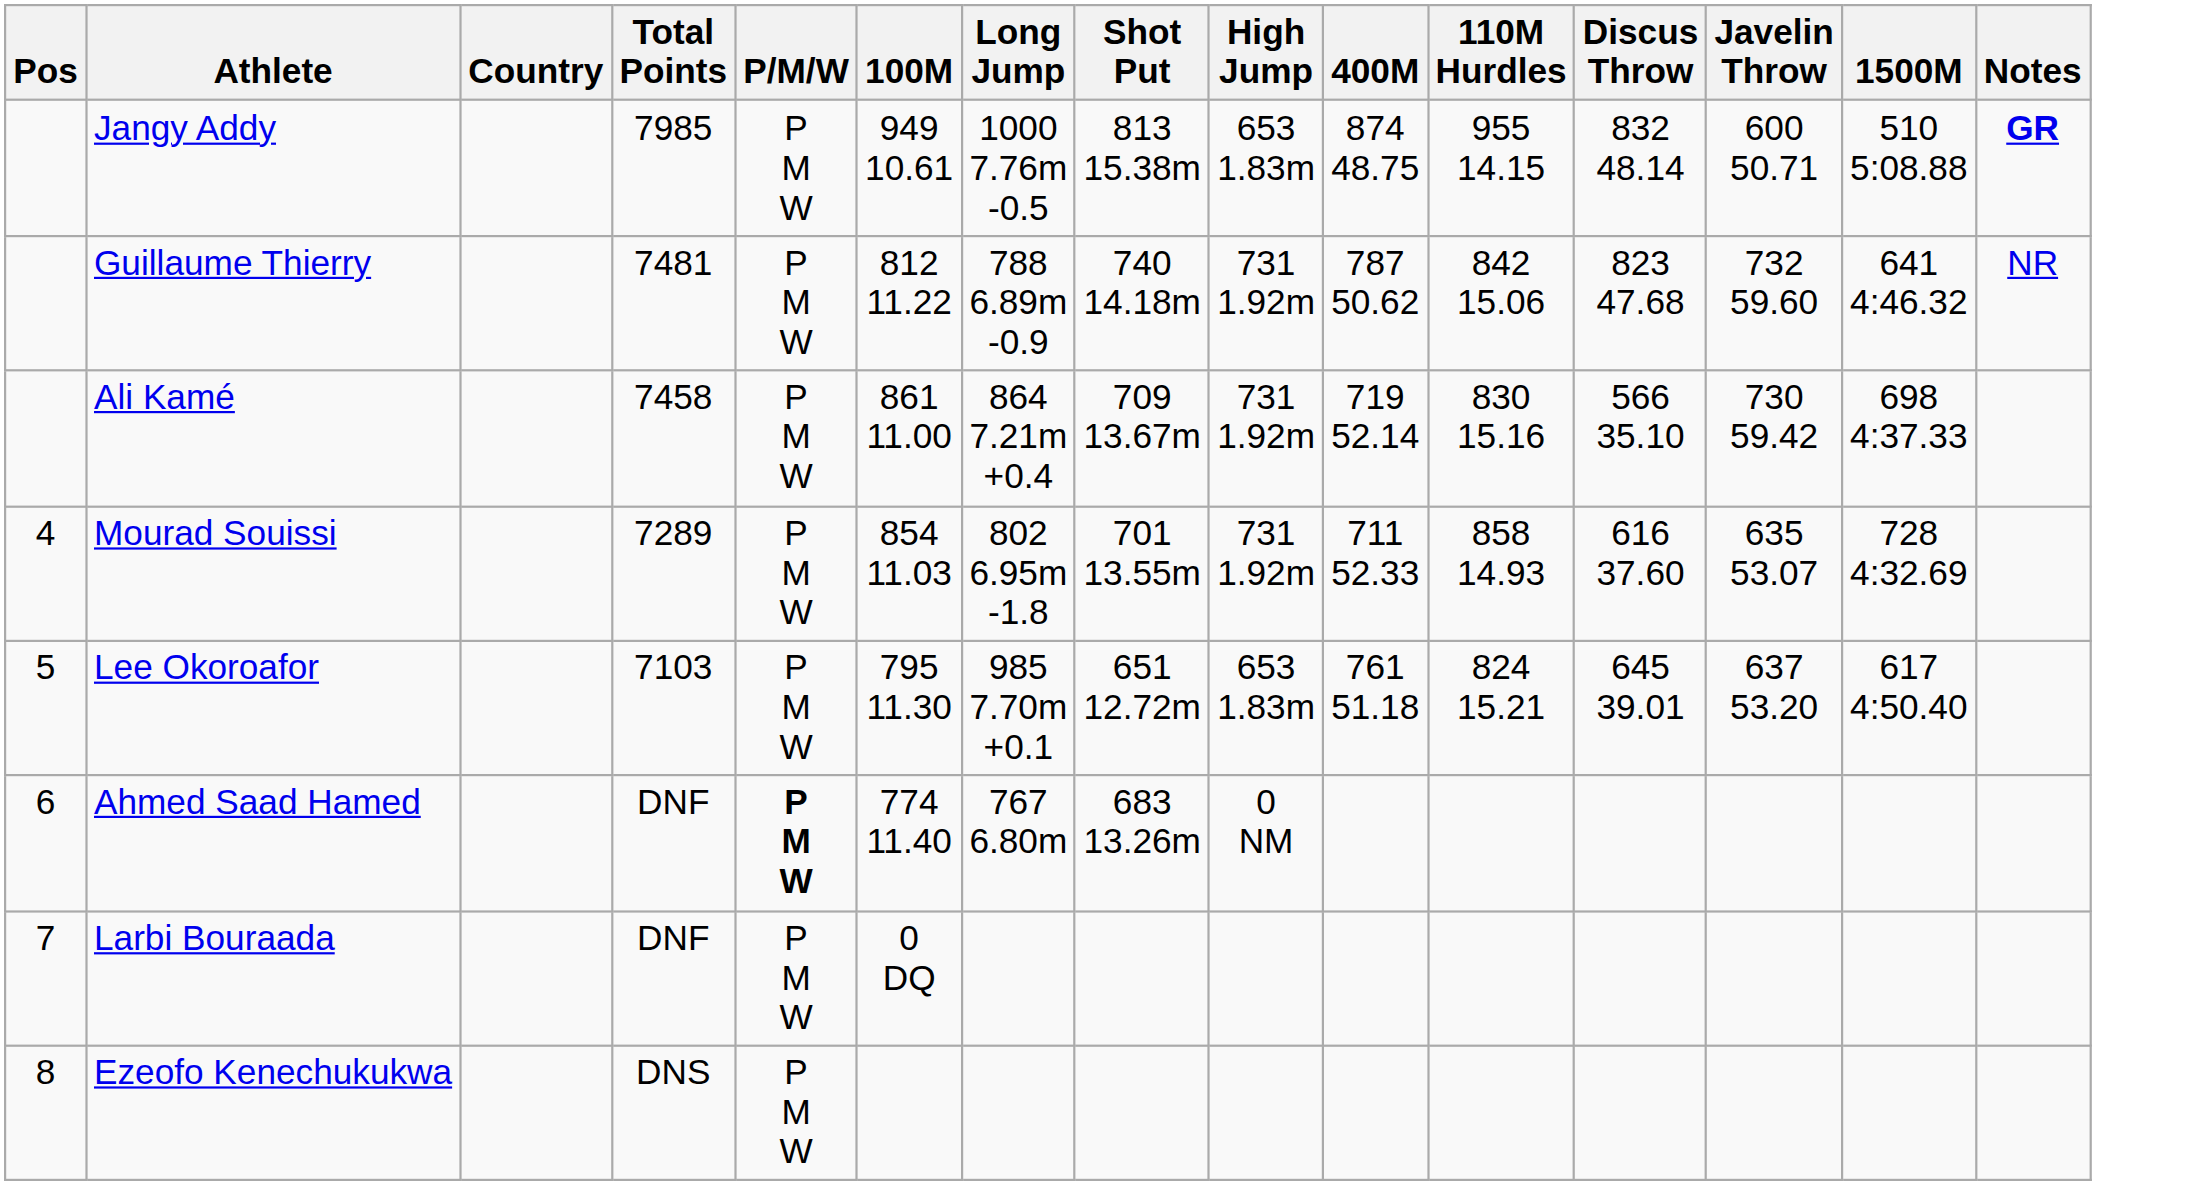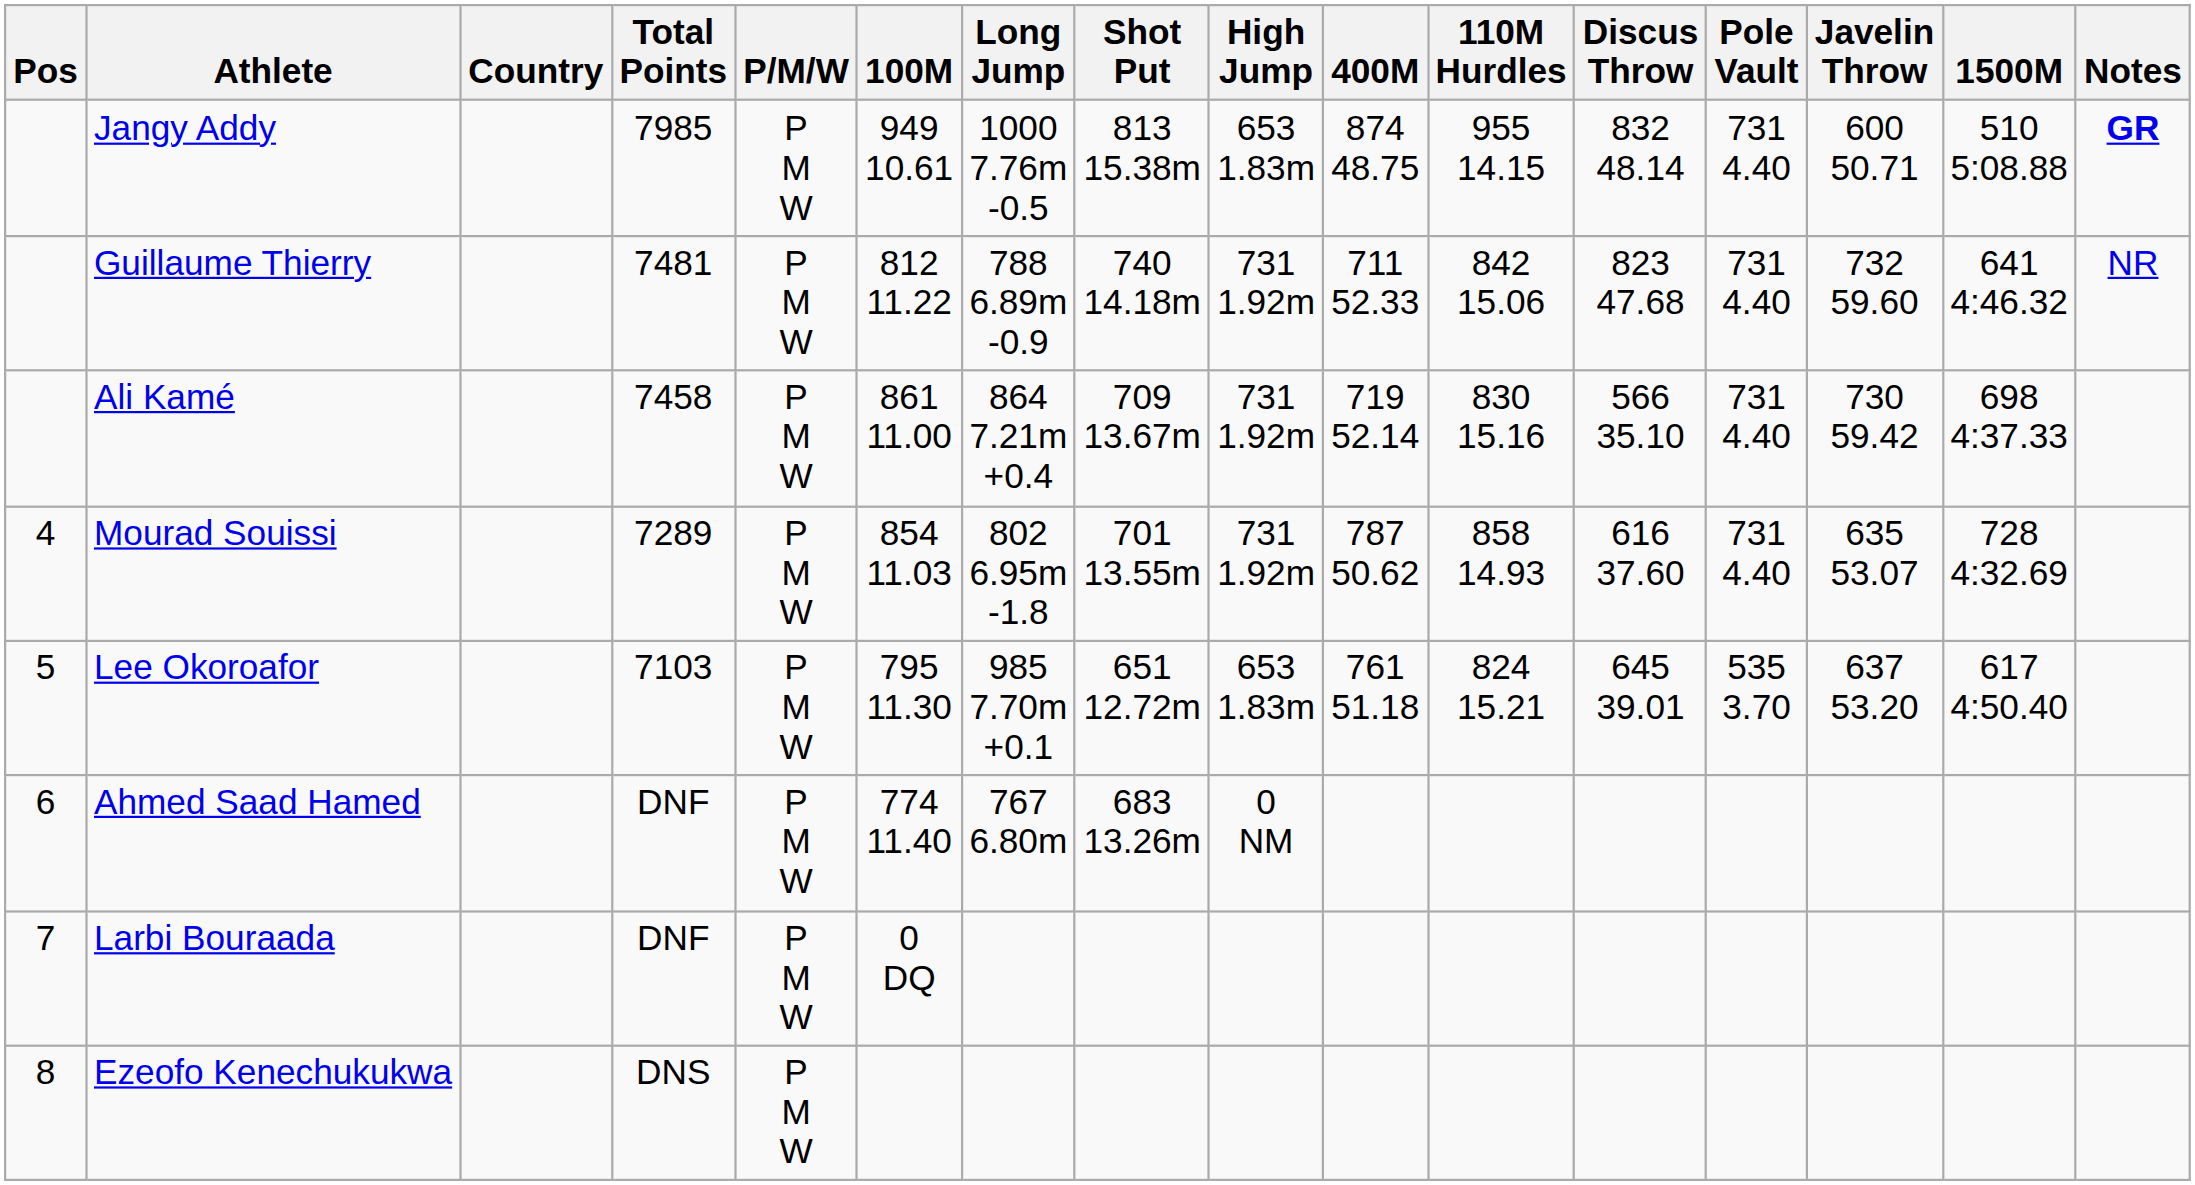+ column: (1757, 52)
(1375, 282) 787 50.62 -> (1375, 282) 711 52.33
(1375, 552) 711 52.33 -> (1375, 552) 787 50.62
(796, 842) bold -> (796, 842) normal
